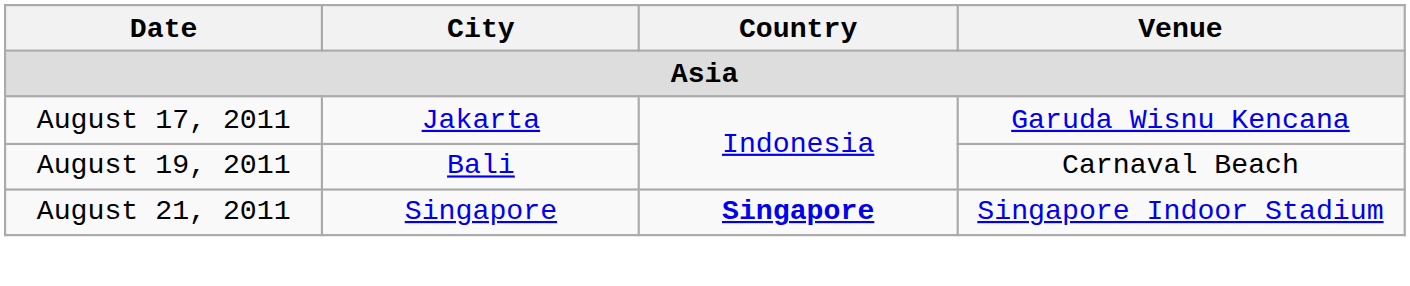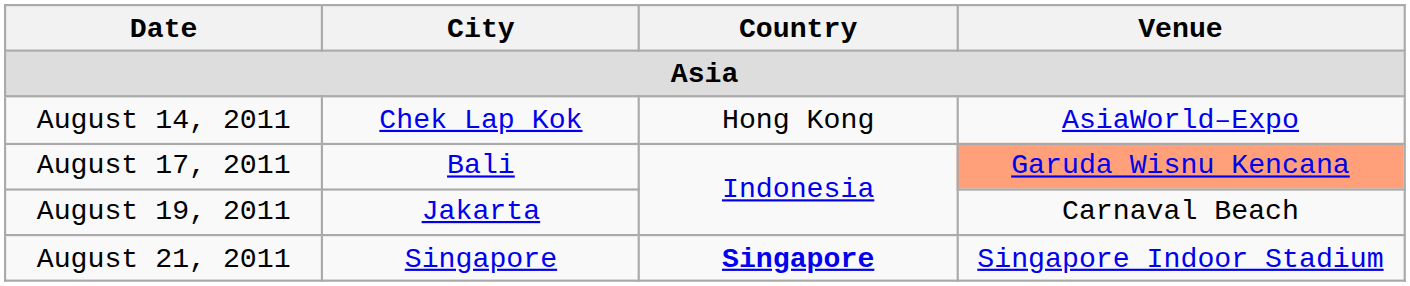+ row: (164, 120)
(481, 120) Jakarta -> (481, 166) Bali
(1180, 120) no background -> (1180, 166) lightsalmon background
(481, 166) Bali -> (481, 212) Jakarta
